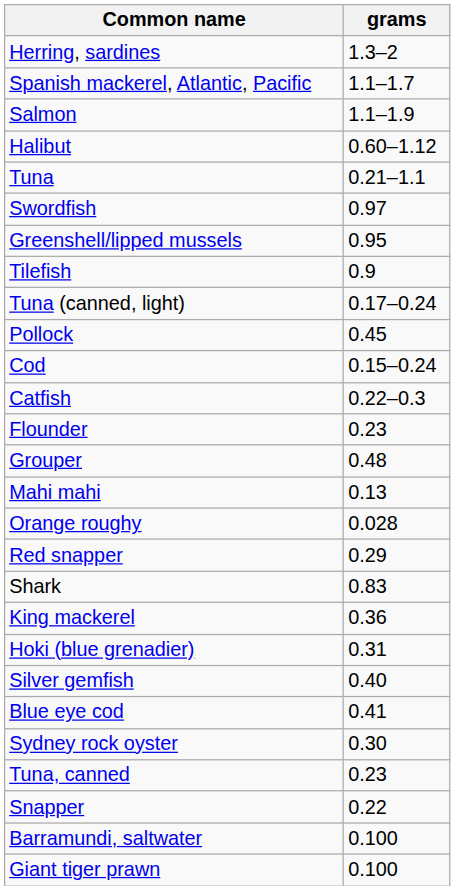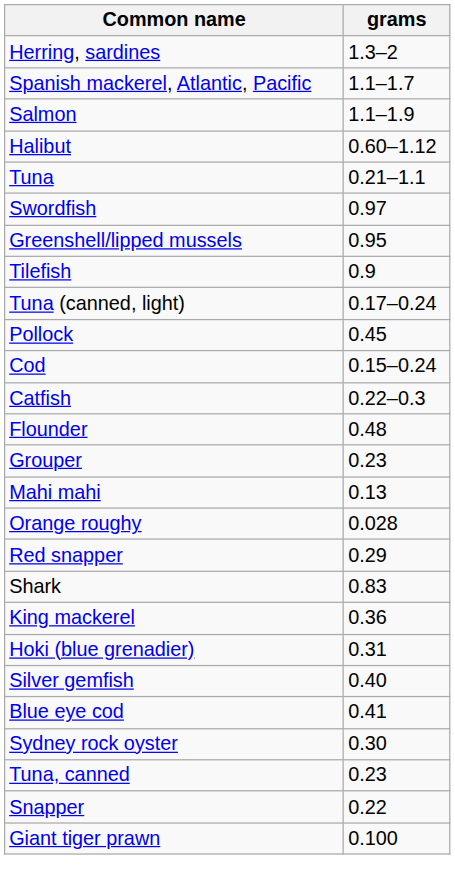(368, 429) 0.23 -> (368, 429) 0.48
(368, 460) 0.48 -> (368, 460) 0.23
- row: (106, 838)
